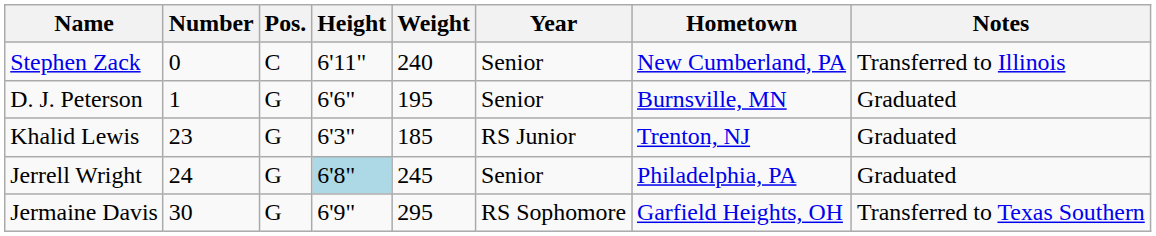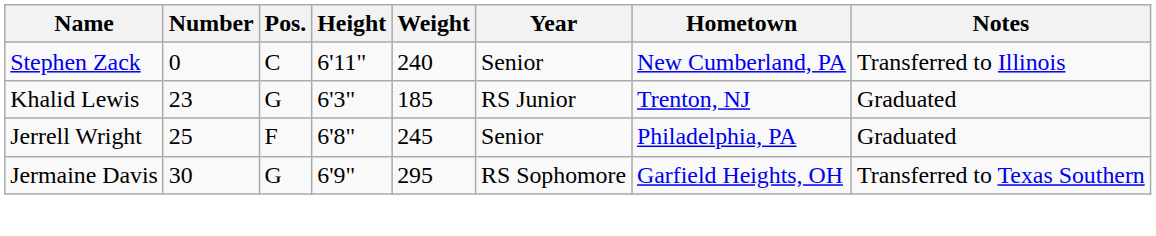- row: (76, 99)
(181, 174) 24 -> (181, 136) 25
(273, 174) G -> (271, 136) F
(336, 174) lightblue background -> (336, 136) no background
